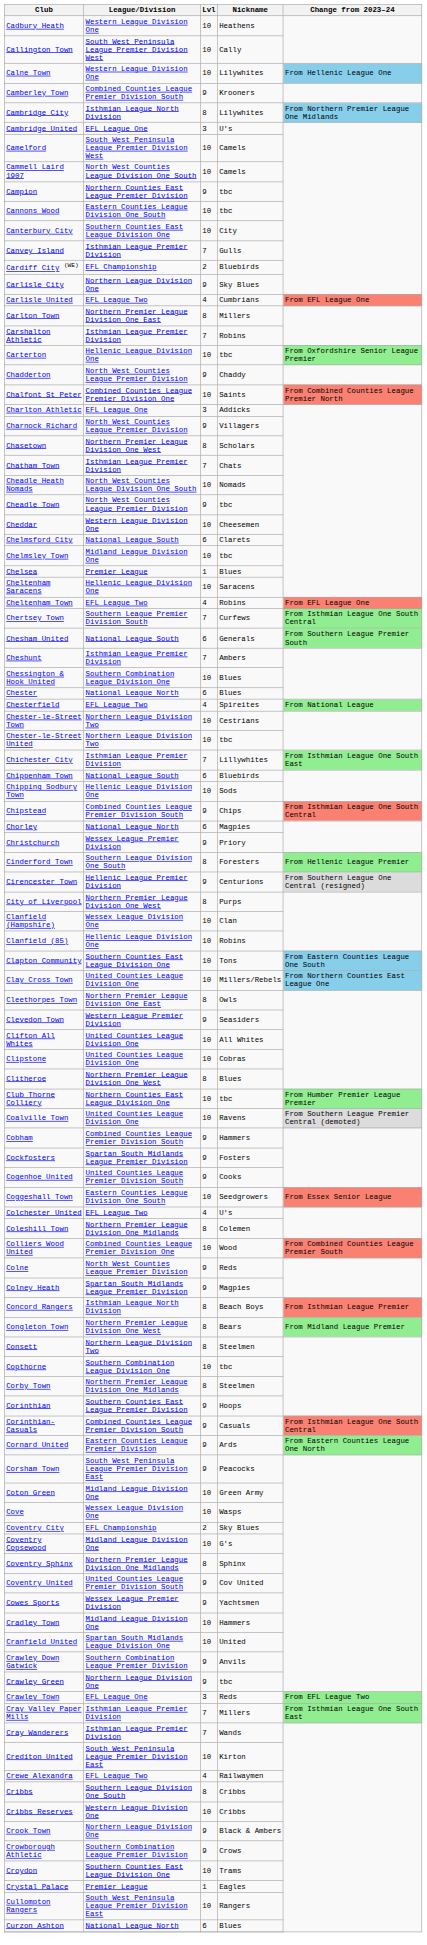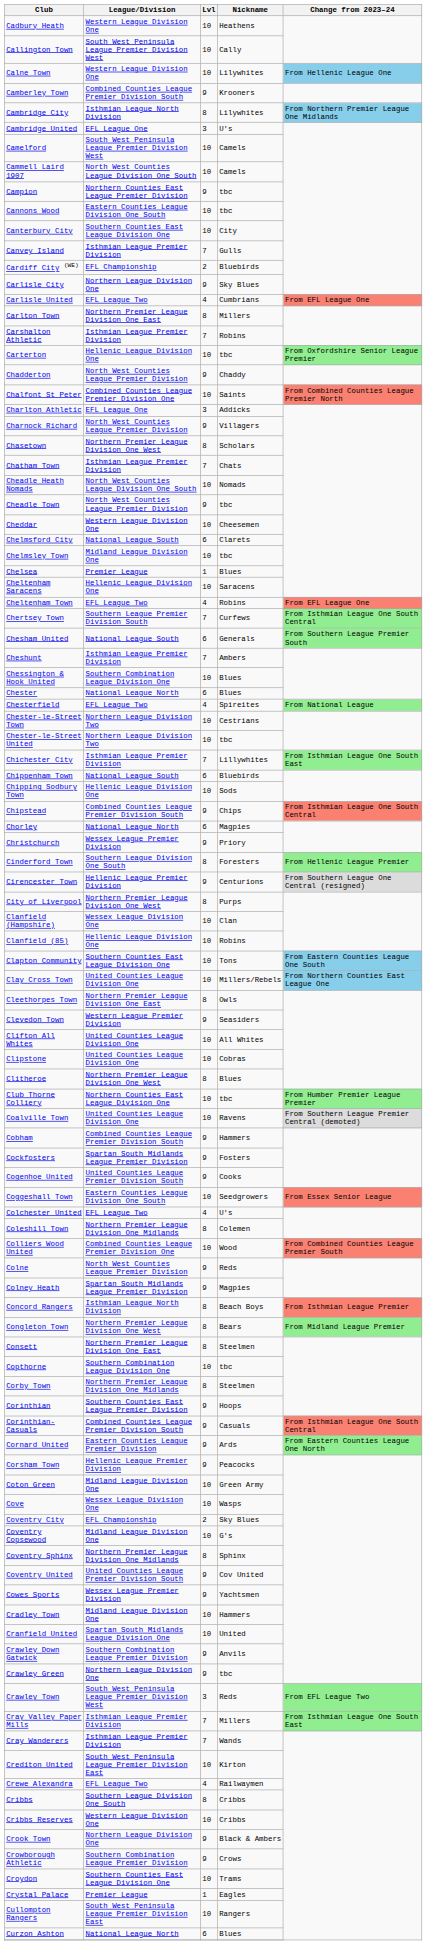(139, 1347) Northern League Division Two -> (137, 1347) Northern Premier League Division One East
(137, 1469) South West Peninsula League Premier Division East -> (137, 1465) Hellenic League Premier Division
(117, 1697) EFL League One -> (137, 1697) South West Peninsula League Premier Division West
